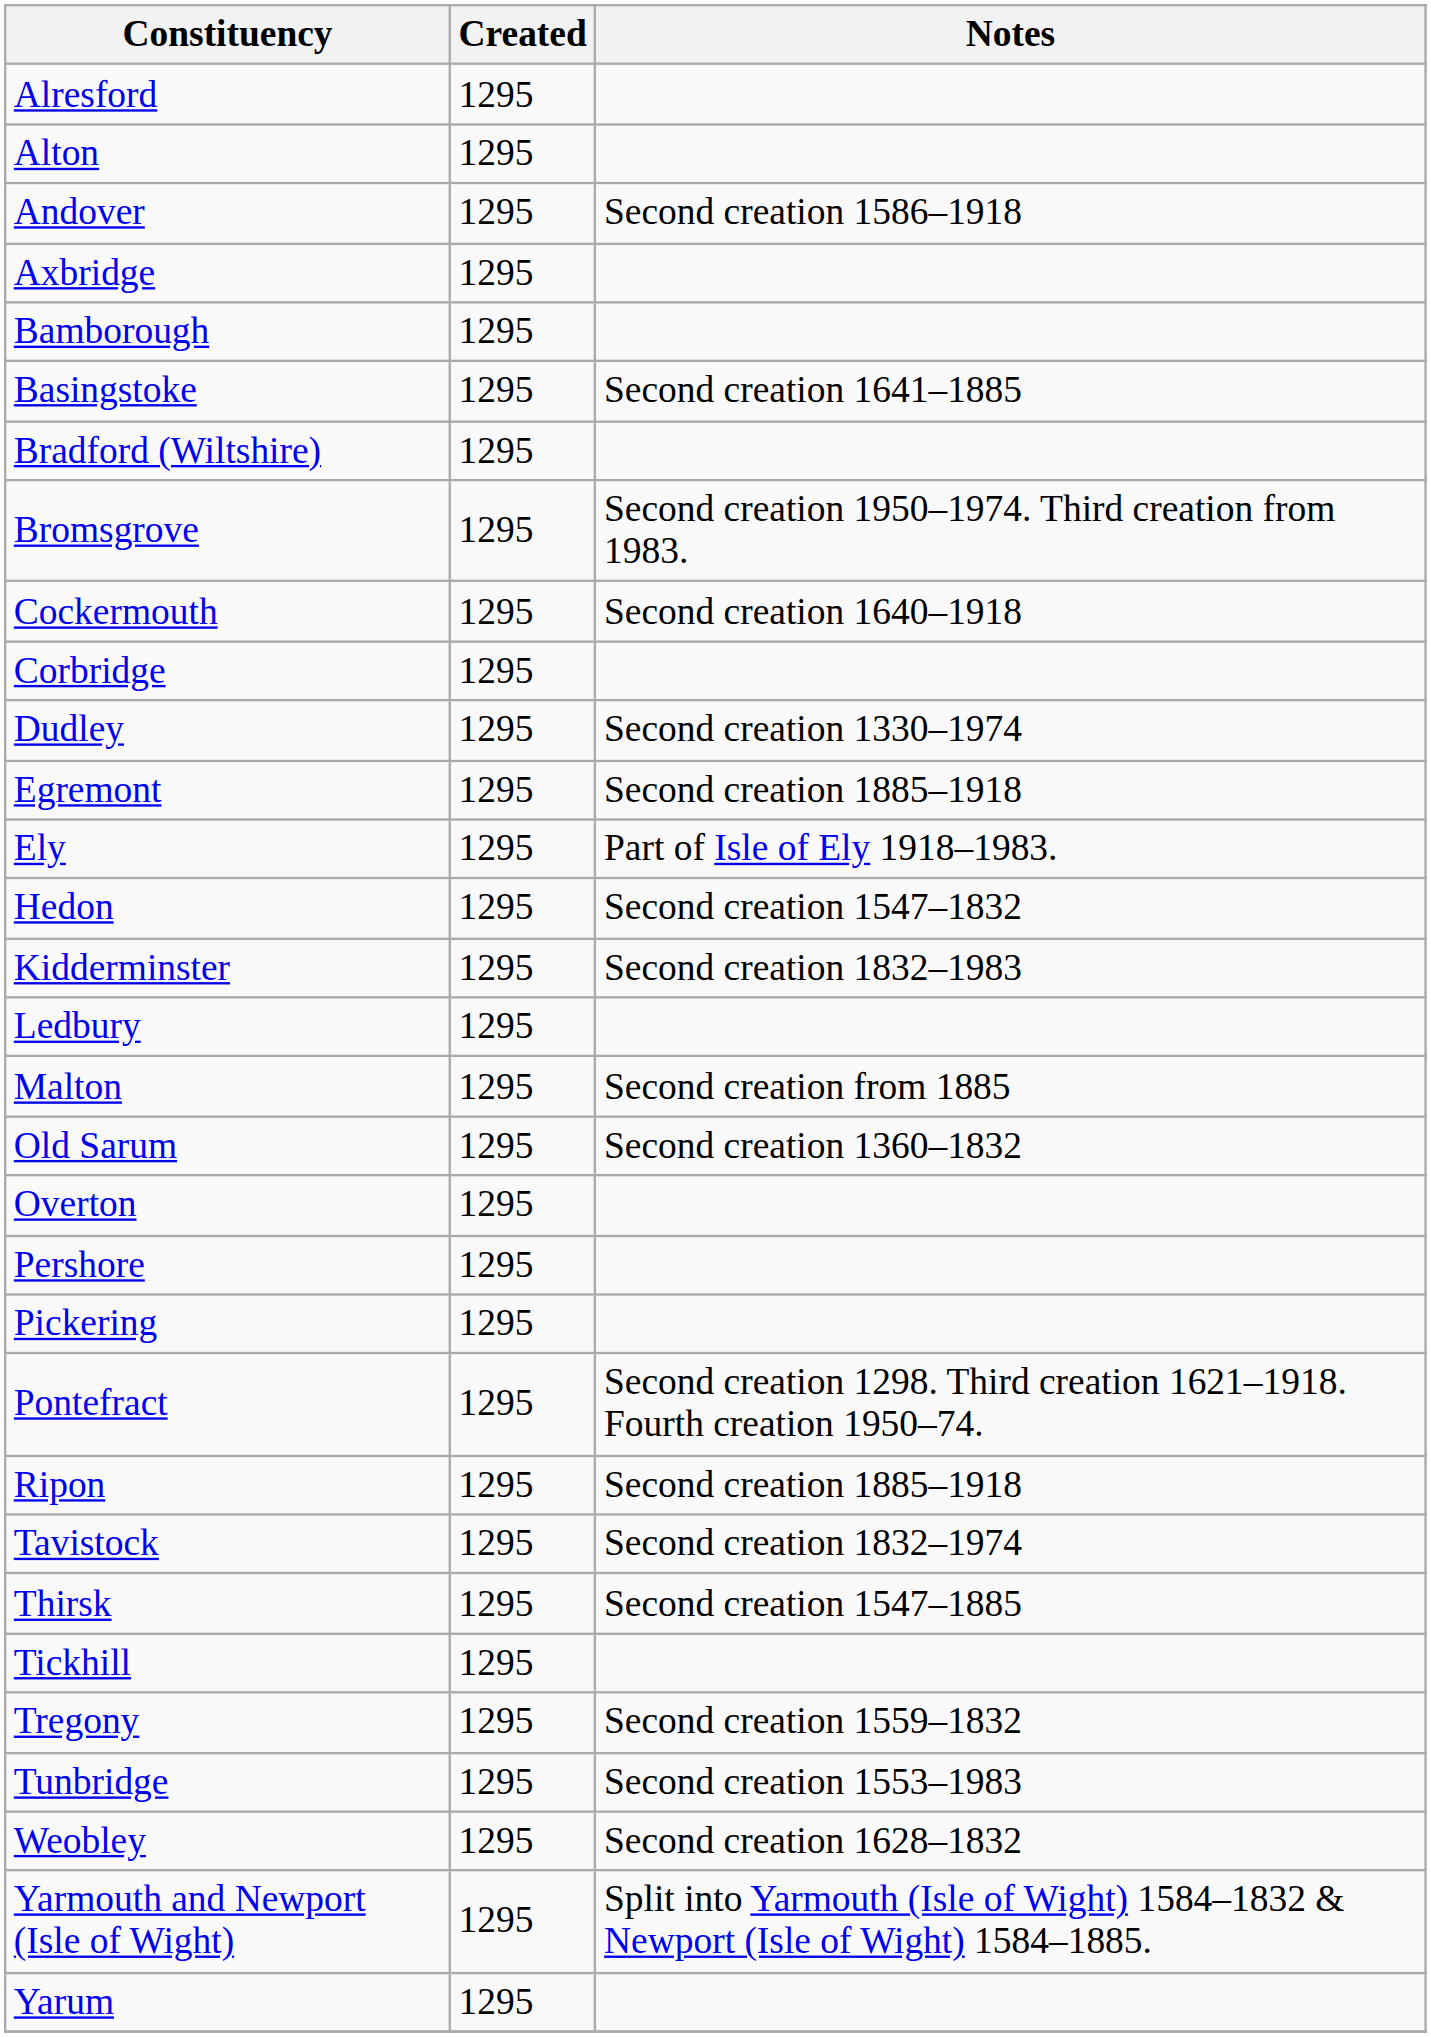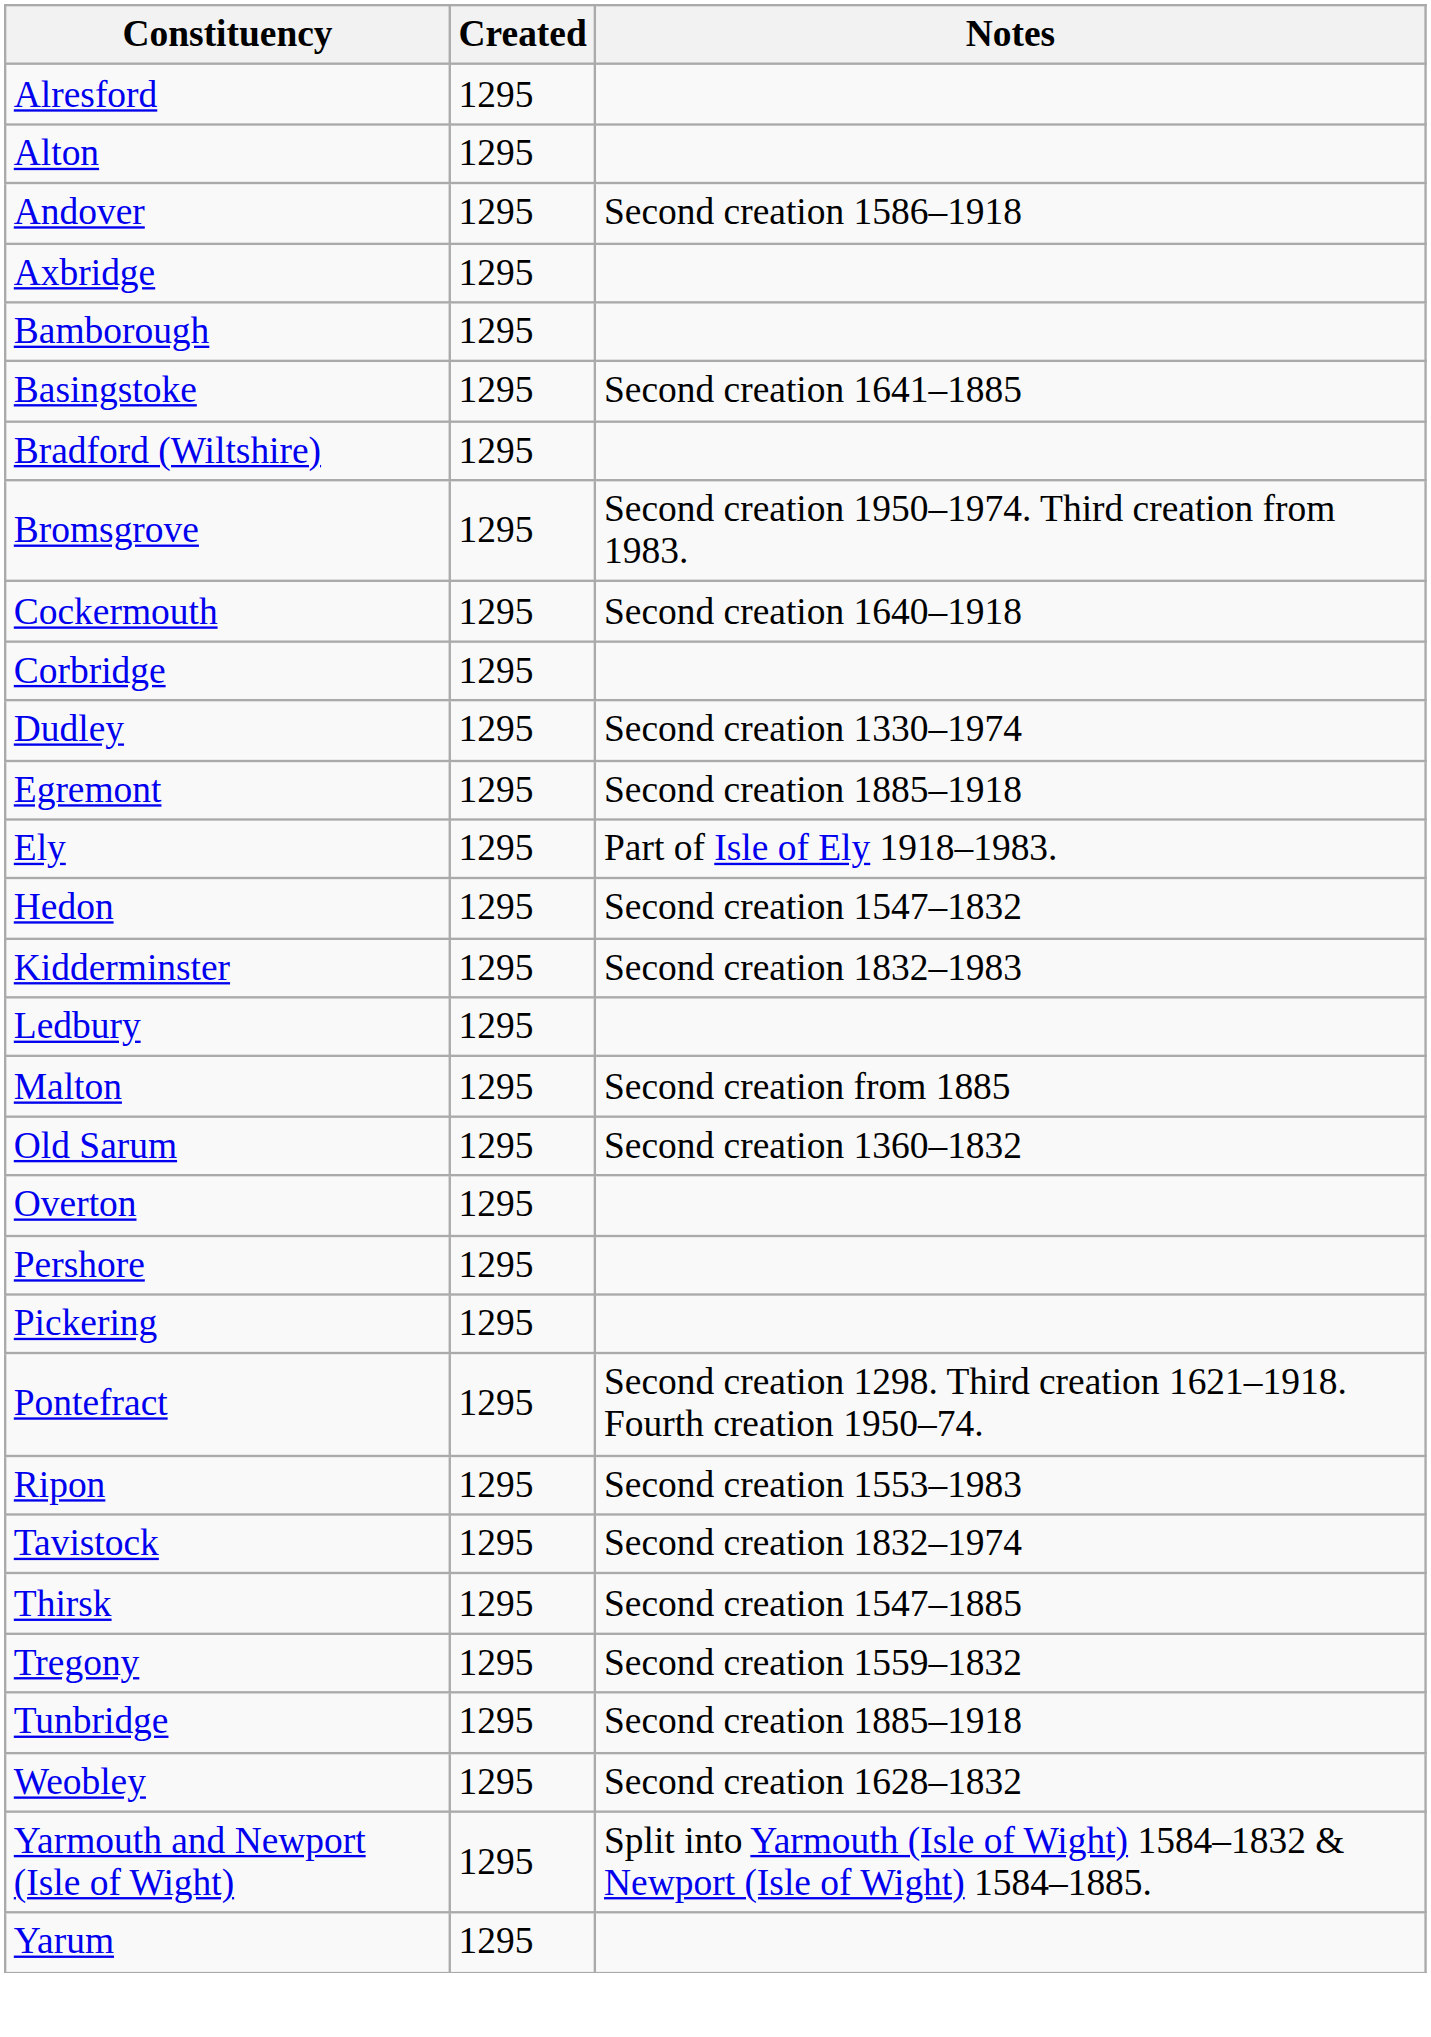(813, 1484) Second creation 1885–1918 -> (813, 1484) Second creation 1553–1983
- row: (72, 1662)
(813, 1780) Second creation 1553–1983 -> (813, 1721) Second creation 1885–1918
